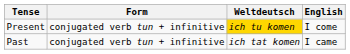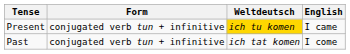(321, 27) I come -> (321, 27) I came
(321, 41) I came -> (321, 41) I come
